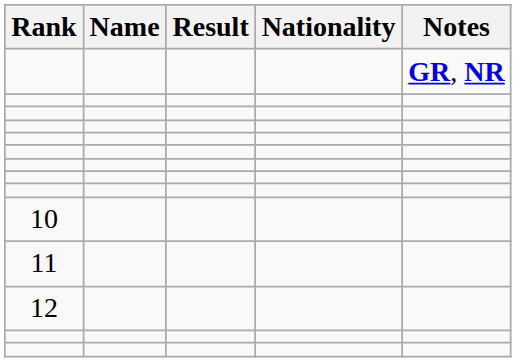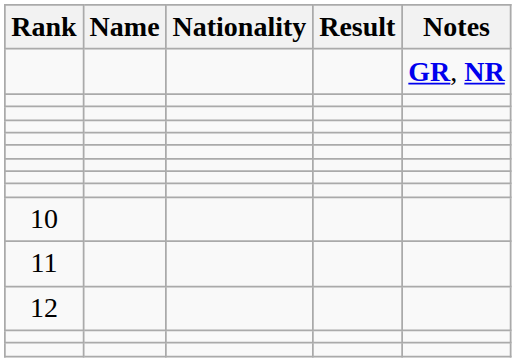columns swapped: (329, 26) <-> (211, 26)
